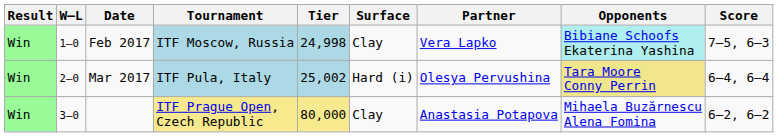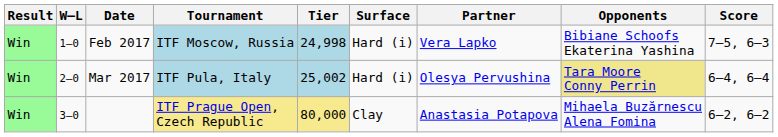(368, 43) Clay -> (383, 43) Hard (i)
(629, 43) paleturquoise background -> (629, 43) no background
